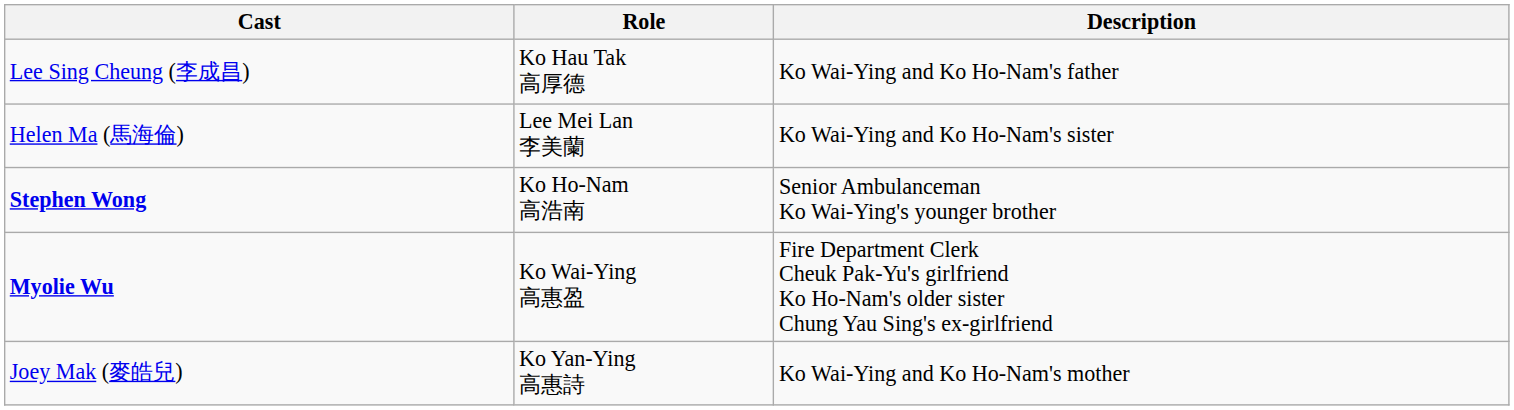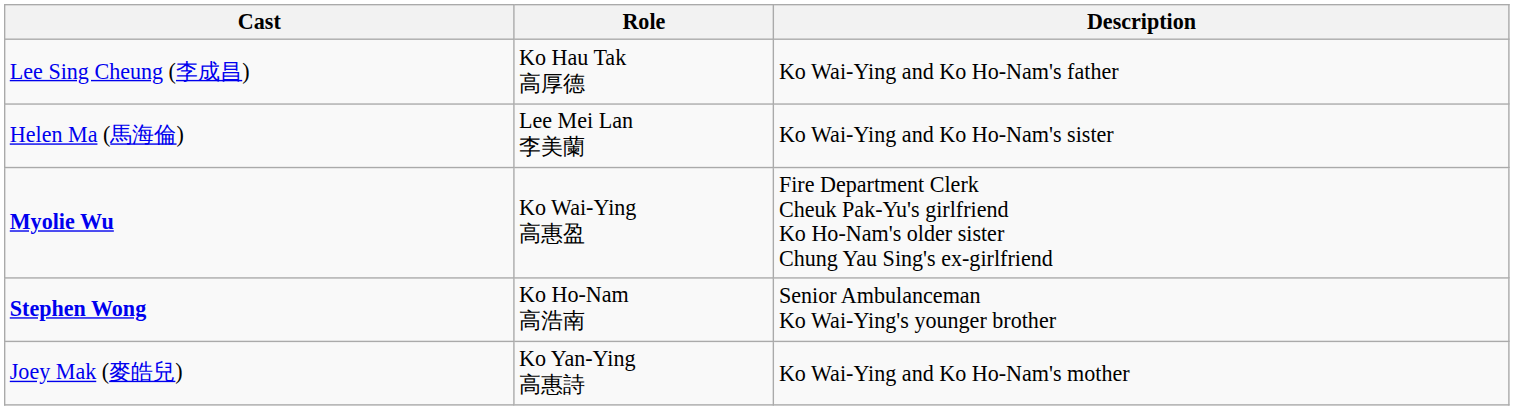rows swapped: (62, 286) <-> (78, 199)
